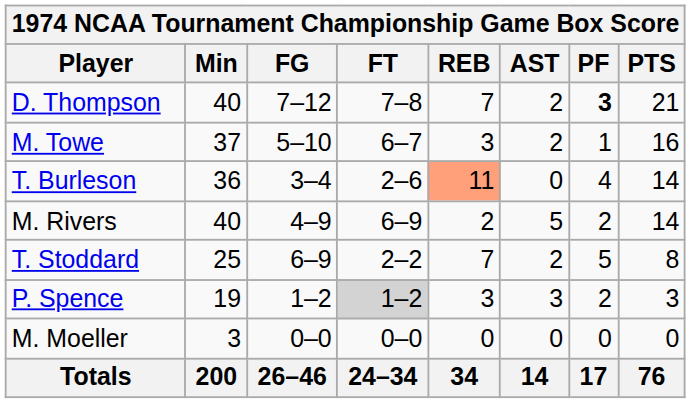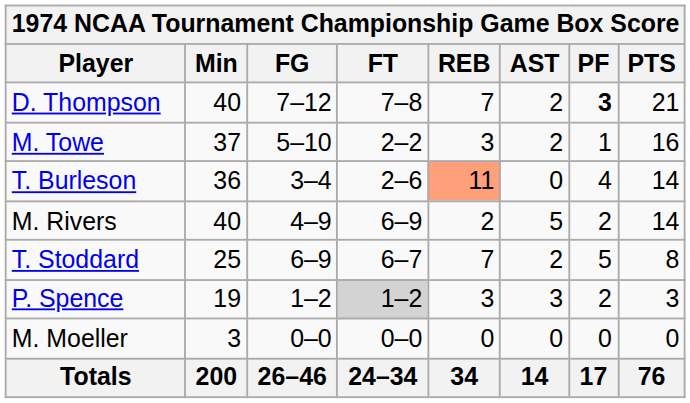(402, 142) 6–7 -> (402, 142) 2–2
(402, 260) 2–2 -> (402, 260) 6–7
